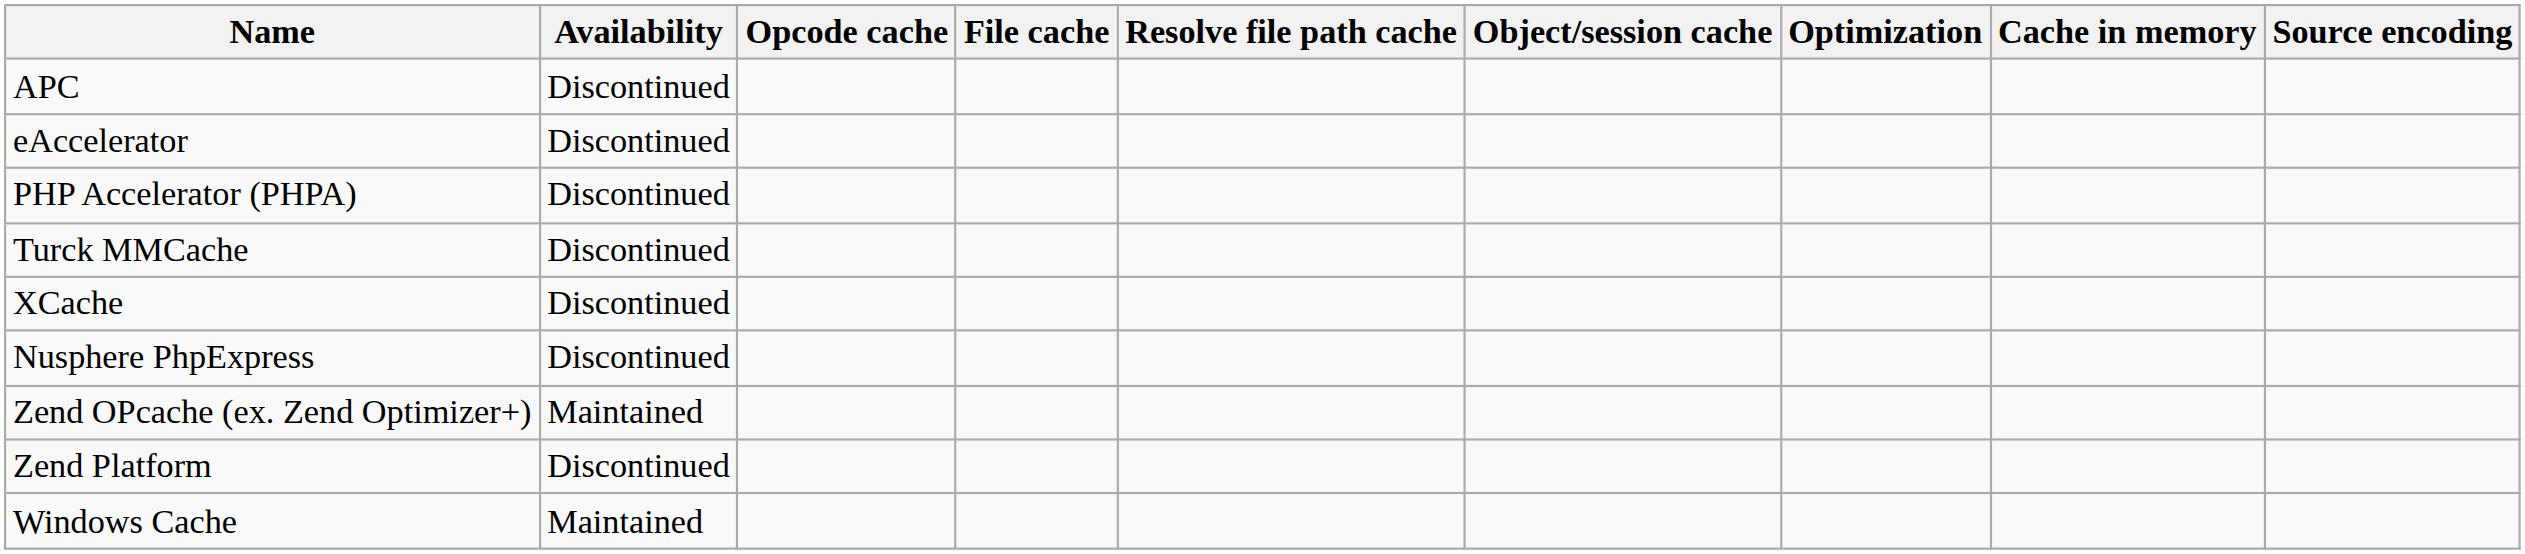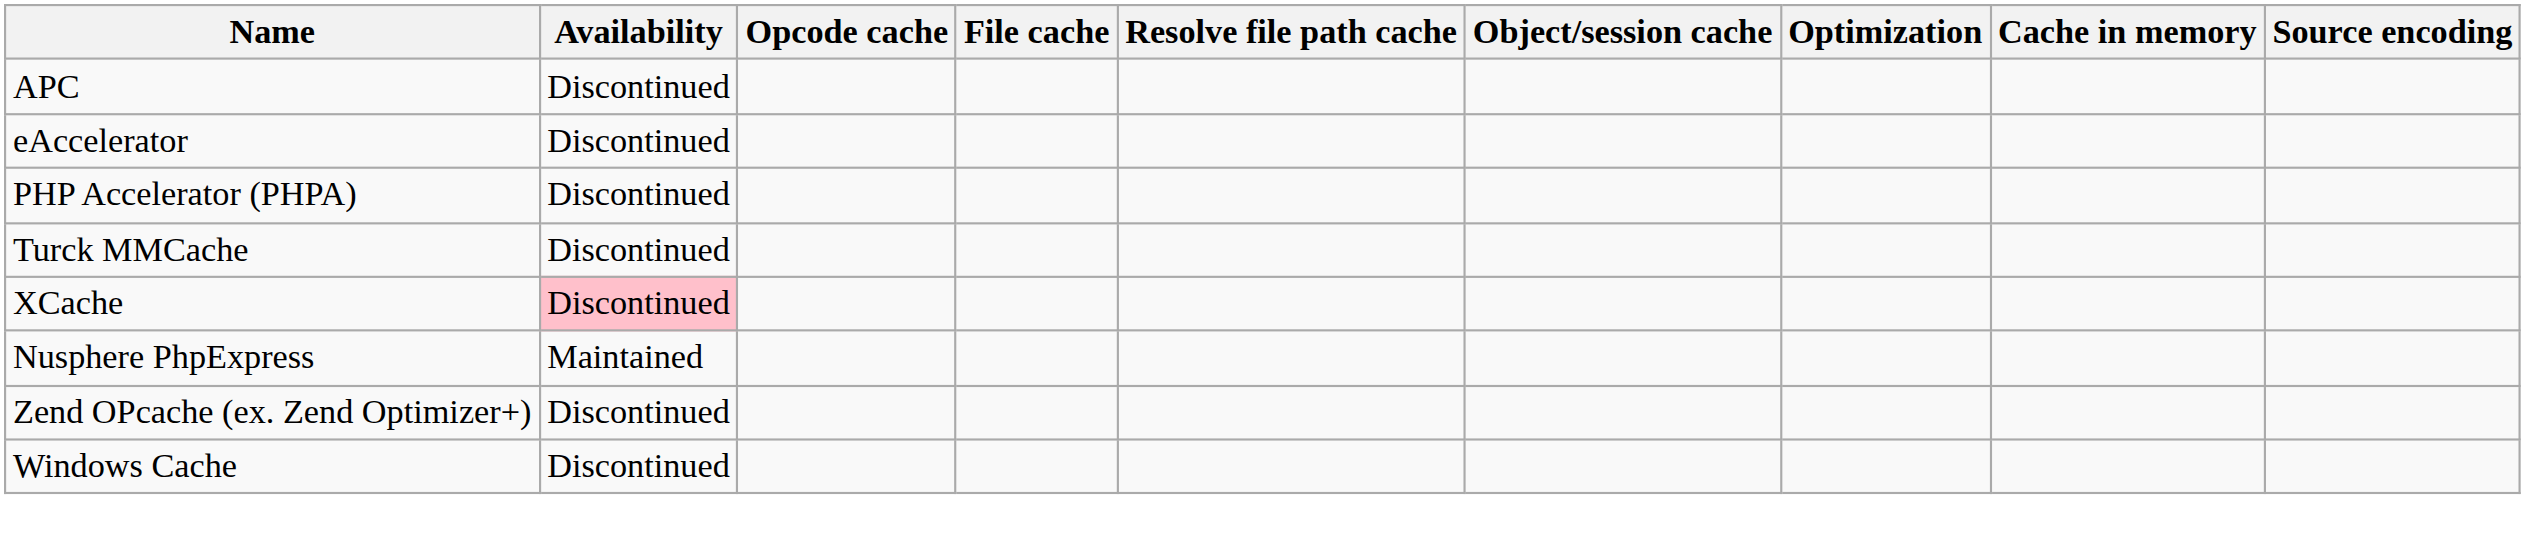(638, 303) no background -> (638, 303) pink background
(638, 357) Discontinued -> (625, 357) Maintained
(625, 411) Maintained -> (638, 411) Discontinued
- row: (112, 466)
(625, 520) Maintained -> (638, 466) Discontinued
